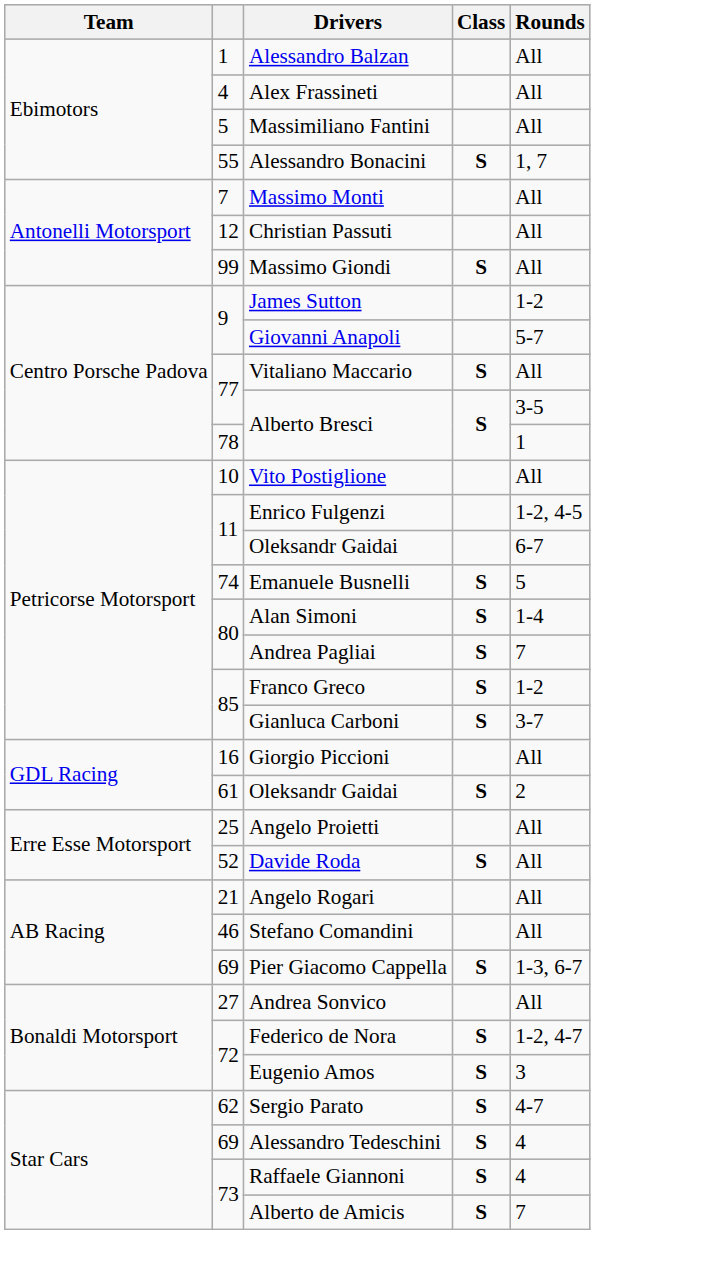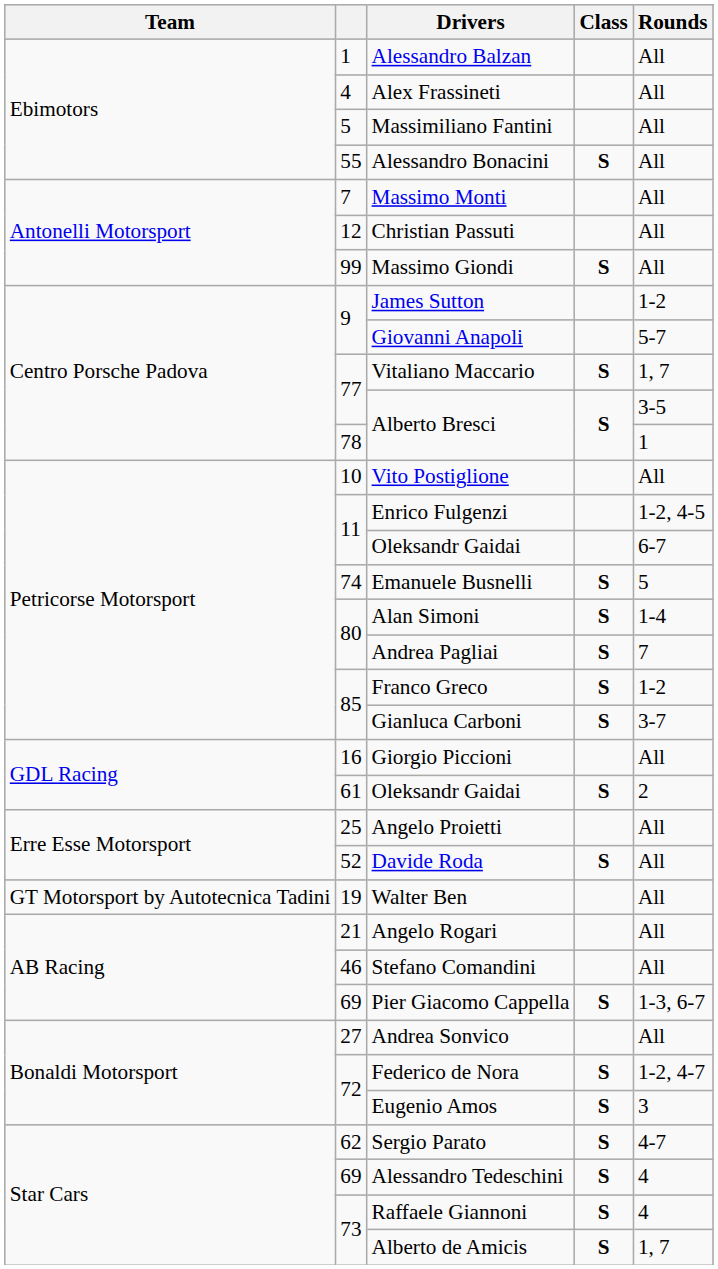(531, 161) 1, 7 -> (651, 161) All
(529, 371) All -> (654, 371) 1, 7
+ row: (351, 896)
(521, 1211) 7 -> (654, 1246) 1, 7
